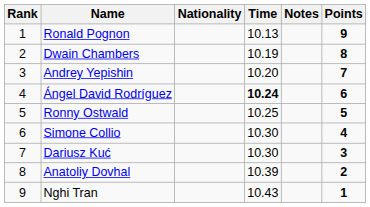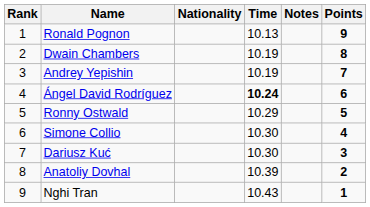(263, 73) 10.20 -> (263, 73) 10.19
(263, 113) 10.25 -> (263, 113) 10.29
